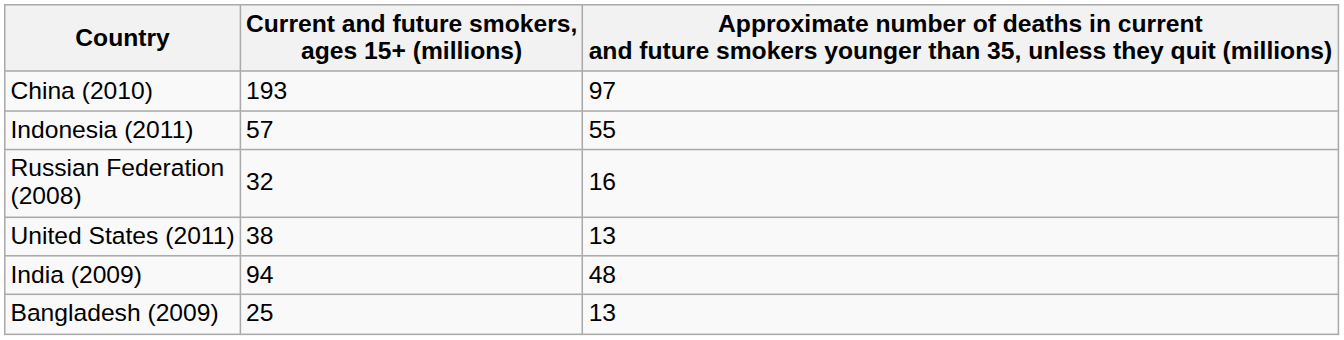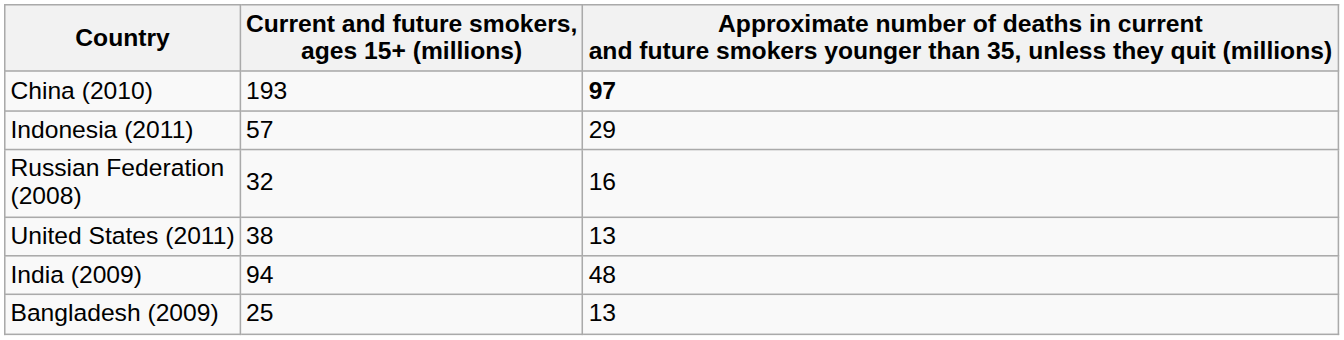(602, 90) normal -> (602, 90) bold
(602, 129) 55 -> (602, 129) 29
